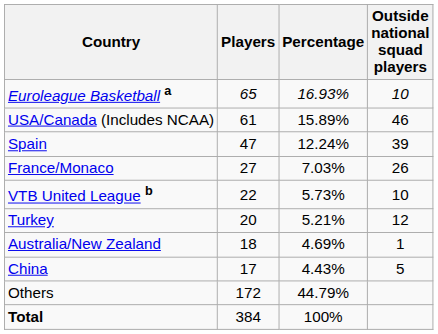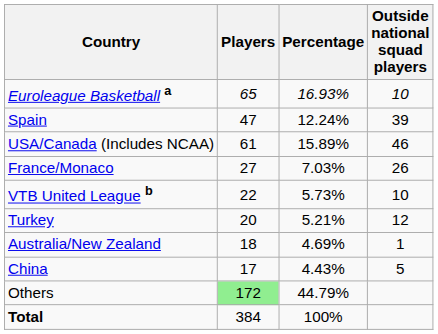rows swapped: (111, 120) <-> (27, 144)
(248, 293) no background -> (248, 293) lightgreen background
